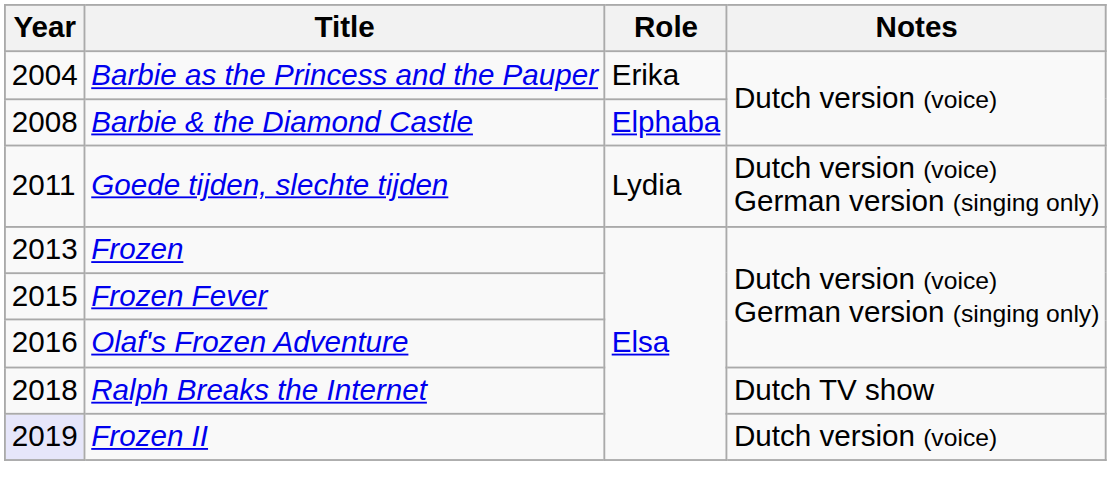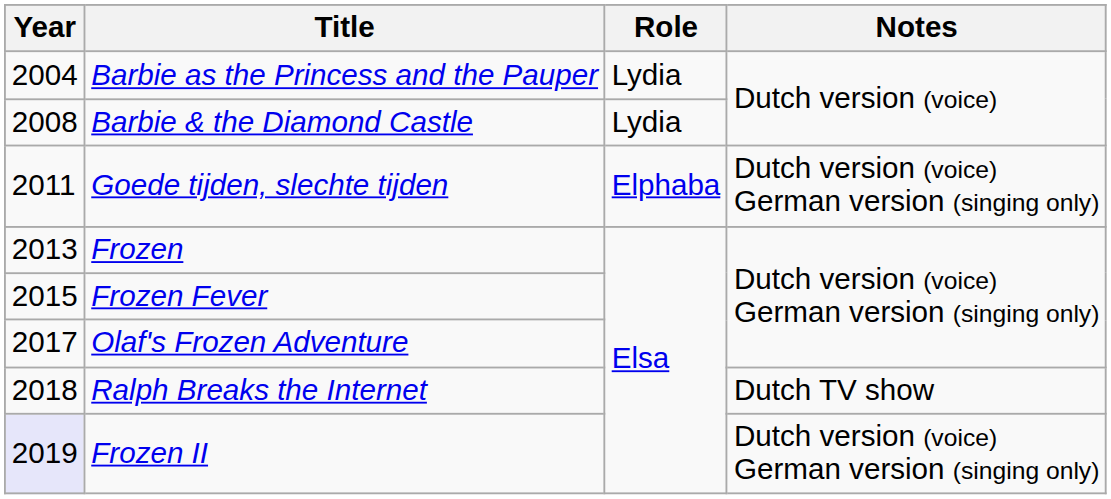(645, 74) Erika -> (647, 74) Lydia
(666, 121) Elphaba -> (647, 121) Lydia
(647, 185) Lydia -> (666, 185) Elphaba
(45, 342) 2016 -> (45, 342) 2017
(866, 436) Dutch version (voice) -> (917, 453) Dutch version (voice) German version (singing only)
